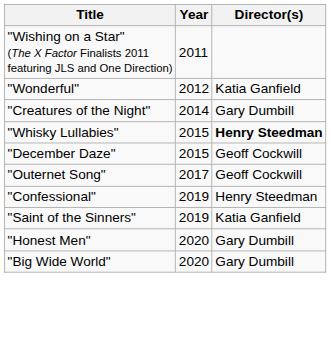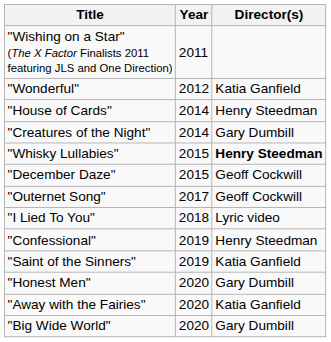+ row: (60, 110)
+ row: (51, 218)
+ row: (77, 304)
